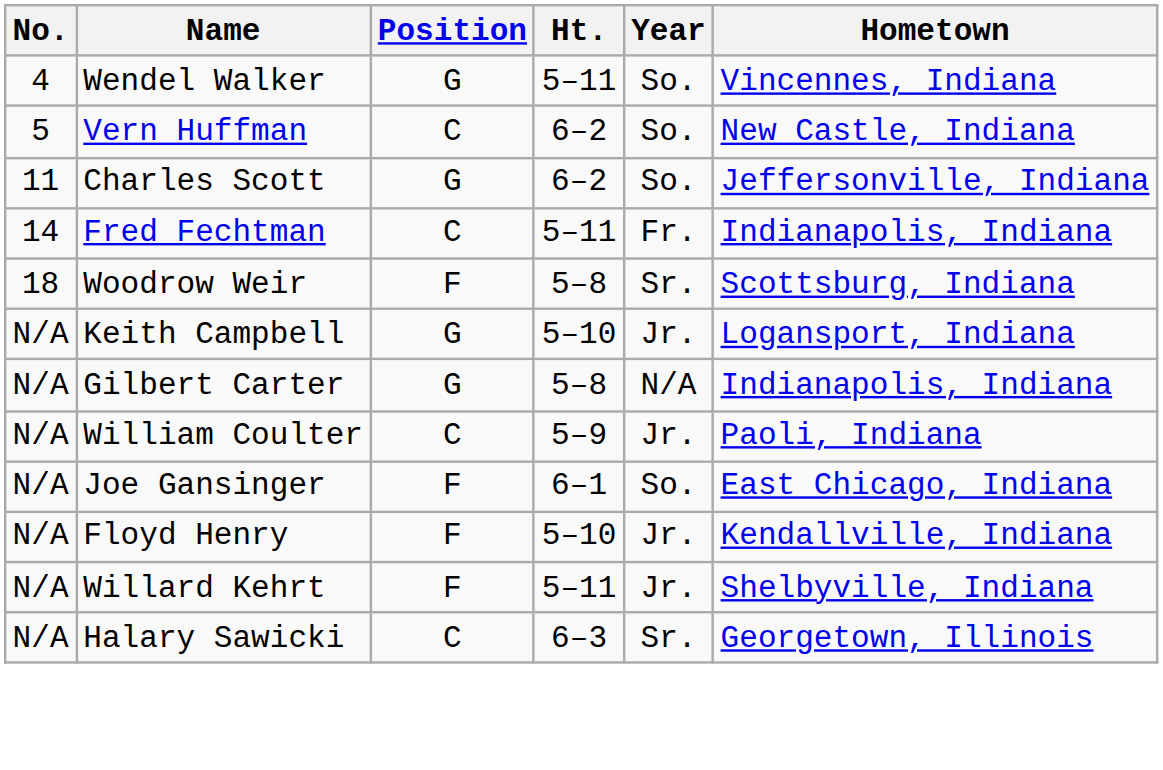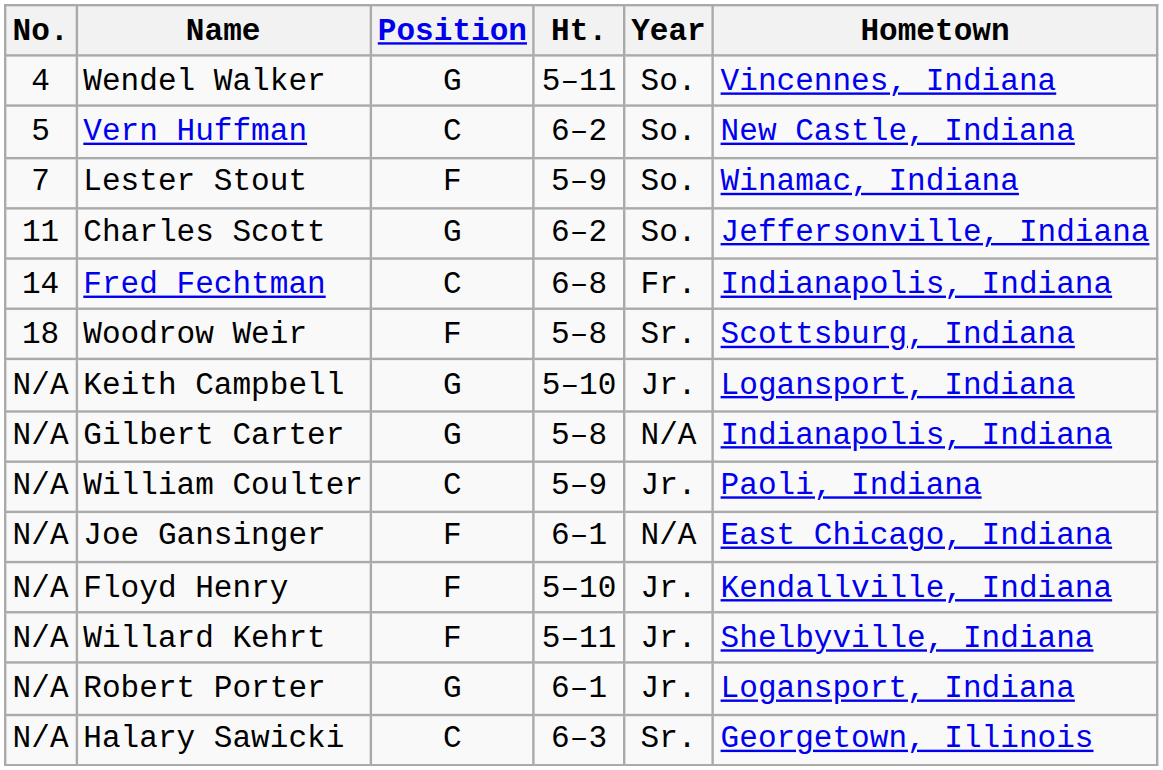+ row: (195, 182)
(579, 233) 5–11 -> (579, 284) 6–8
(668, 486) So. -> (668, 537) N/A
+ row: (205, 689)
